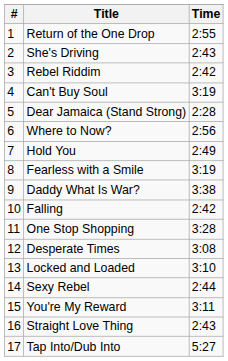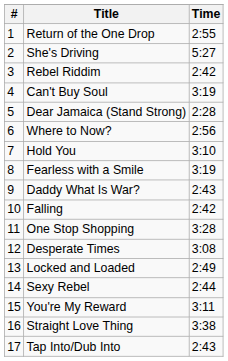(204, 53) 2:43 -> (204, 53) 5:27
(204, 151) 2:49 -> (204, 151) 3:10
(204, 190) 3:38 -> (204, 190) 2:43
(204, 268) 3:10 -> (204, 268) 2:49
(204, 326) 2:43 -> (204, 326) 3:38
(204, 346) 5:27 -> (204, 346) 2:43
